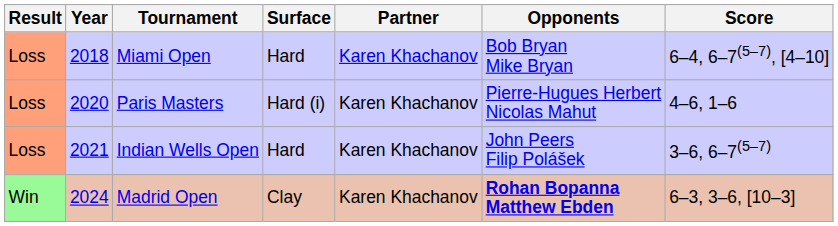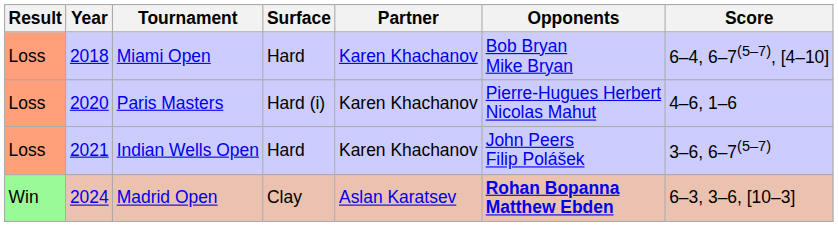(408, 197) Karen Khachanov -> (398, 197) Aslan Karatsev
